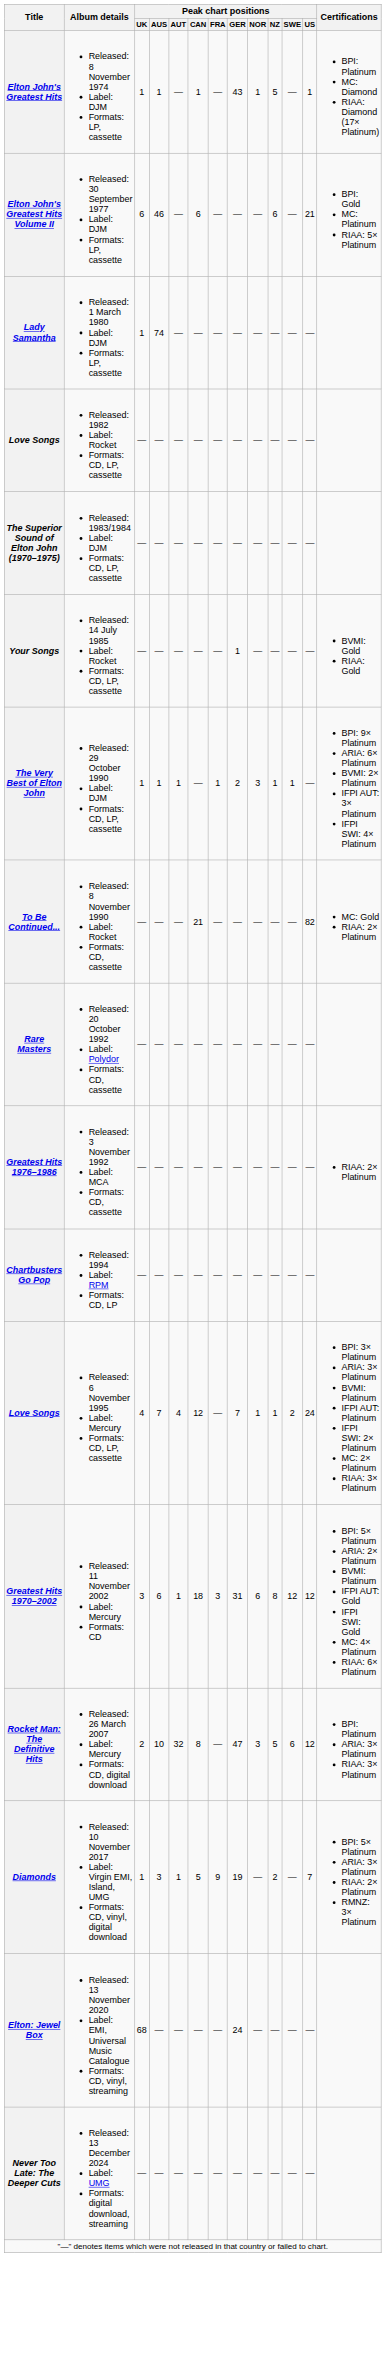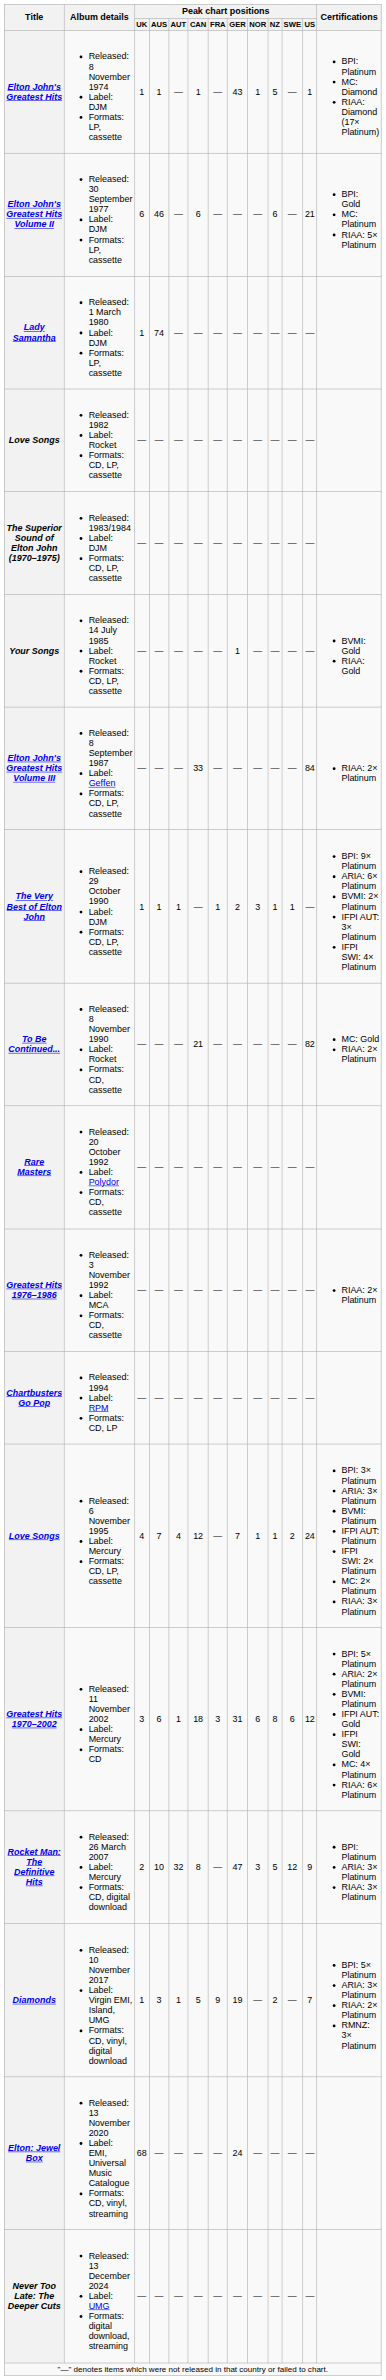+ row: (34, 768)
(292, 1596) 12 -> (292, 1719) 6
(292, 1744) 6 -> (292, 1867) 12
(310, 1744) 12 -> (310, 1867) 9
